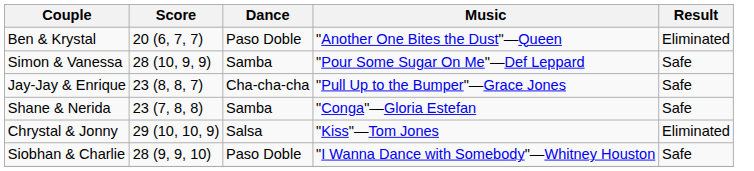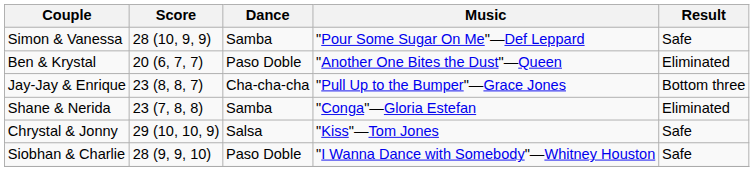rows swapped: (65, 62) <-> (52, 39)
(677, 85) Safe -> (704, 85) Bottom three
(677, 108) Safe -> (696, 108) Eliminated
(696, 131) Eliminated -> (677, 131) Safe
